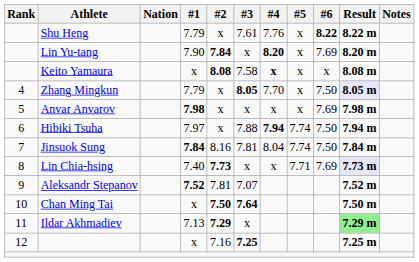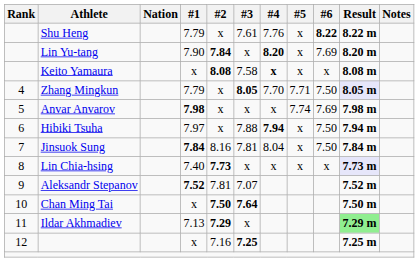(300, 90) x -> (300, 90) 7.71
(300, 109) x -> (300, 109) 7.74
(300, 128) 7.74 -> (300, 128) x
(300, 147) 7.74 -> (300, 147) x
(300, 166) 7.71 -> (300, 166) x
(327, 166) 7.69 -> (327, 166) x
